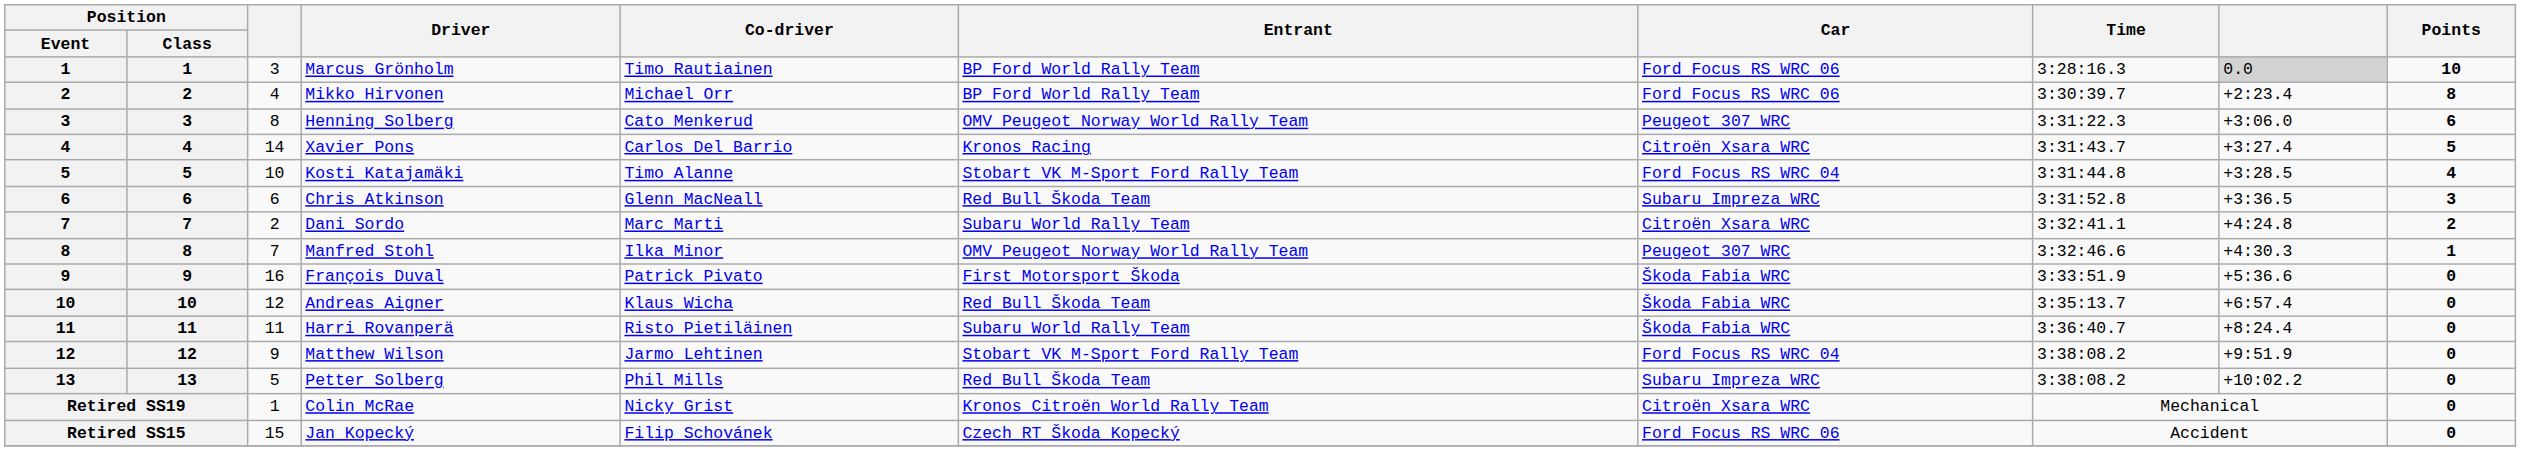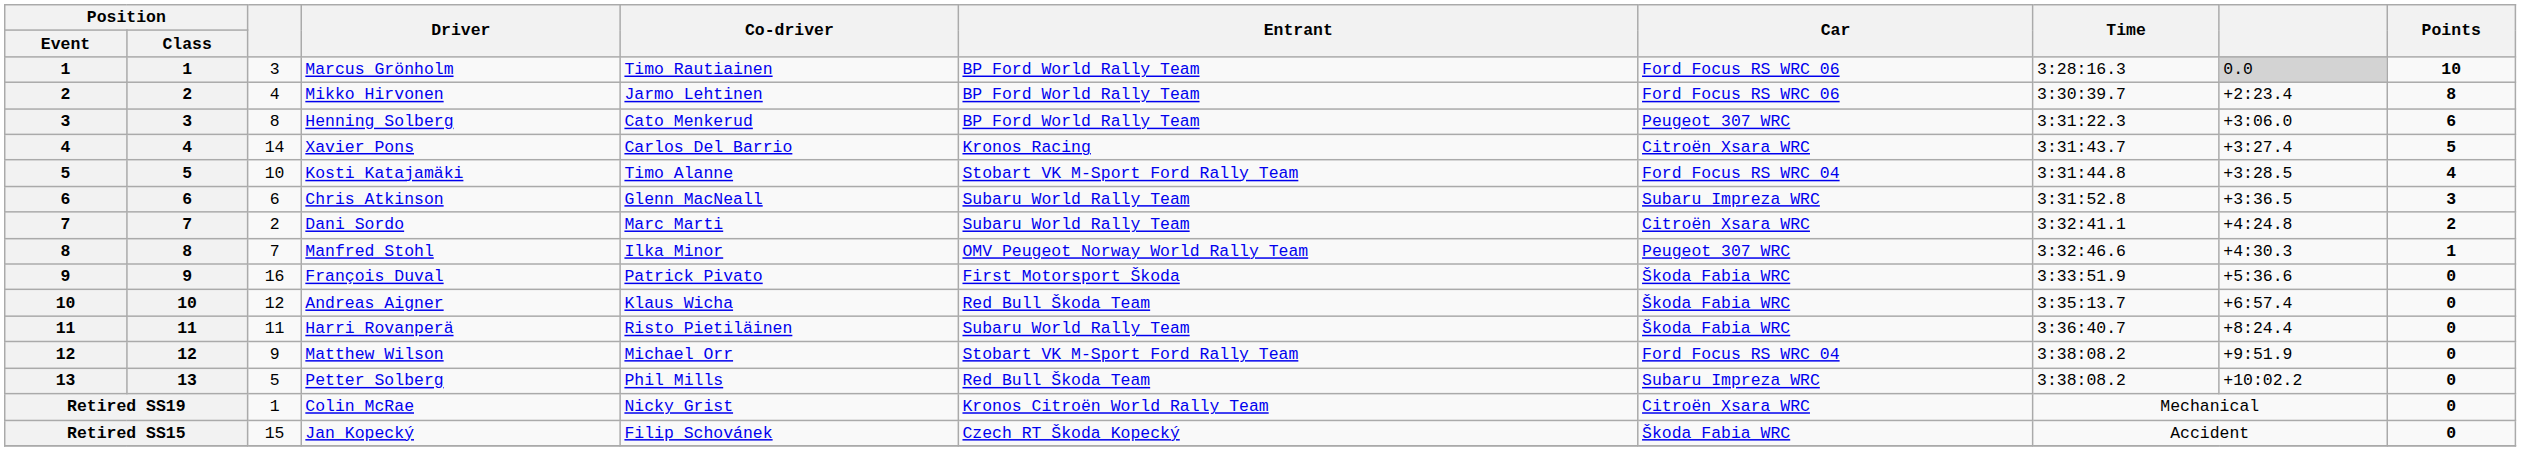(679, 96) Michael Orr -> (694, 96) Jarmo Lehtinen
(1135, 122) OMV Peugeot Norway World Rally Team -> (1081, 122) BP Ford World Rally Team
(1056, 199) Red Bull Škoda Team -> (1076, 199) Subaru World Rally Team
(694, 355) Jarmo Lehtinen -> (679, 355) Michael Orr
(1741, 433) Ford Focus RS WRC 06 -> (1716, 433) Škoda Fabia WRC
